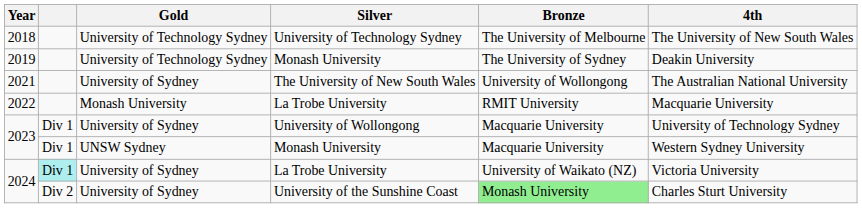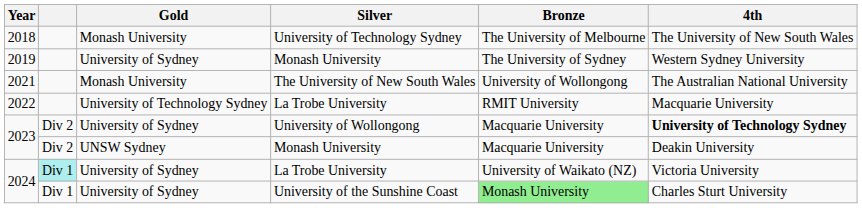(174, 37) University of Technology Sydney -> (133, 37) Monash University
(174, 59) University of Technology Sydney -> (139, 59) University of Sydney
(703, 59) Deakin University -> (728, 59) Western Sydney University
(139, 81) University of Sydney -> (133, 81) Monash University
(133, 103) Monash University -> (174, 103) University of Technology Sydney
(58, 125) Div 1 -> (58, 125) Div 2
(746, 125) normal -> (749, 125) bold
(58, 147) Div 1 -> (58, 147) Div 2
(728, 147) Western Sydney University -> (703, 147) Deakin University
(58, 192) Div 2 -> (58, 192) Div 1
